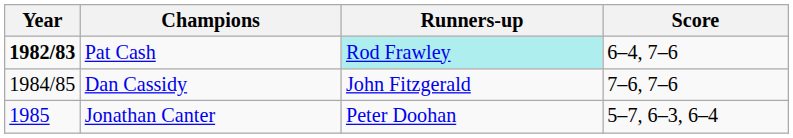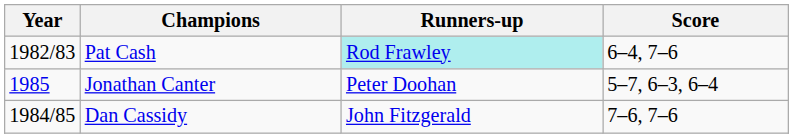(42, 52) bold -> (42, 52) normal
rows swapped: (136, 84) <-> (150, 116)
